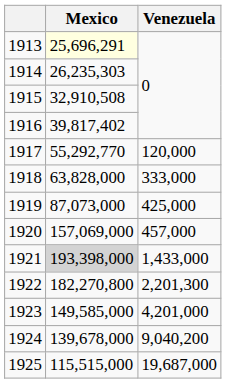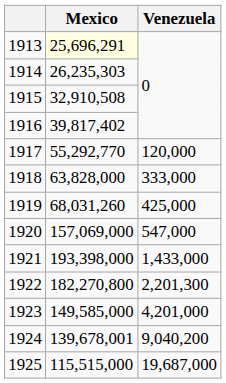(87, 205) 87,073,000 -> (87, 205) 68,031,260
(169, 231) 457,000 -> (169, 231) 547,000
(92, 258) lightgrey background -> (92, 258) no background
(92, 338) 139,678,000 -> (92, 338) 139,678,001
